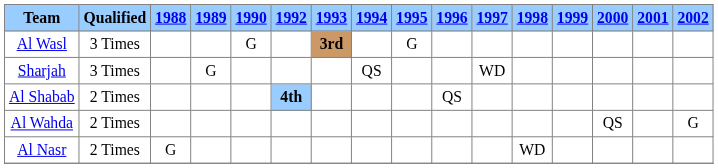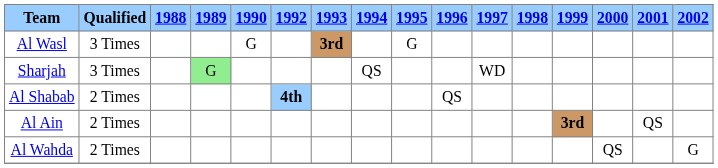(211, 70) no background -> (211, 70) lightgreen background
+ row: (42, 123)
- row: (42, 150)
